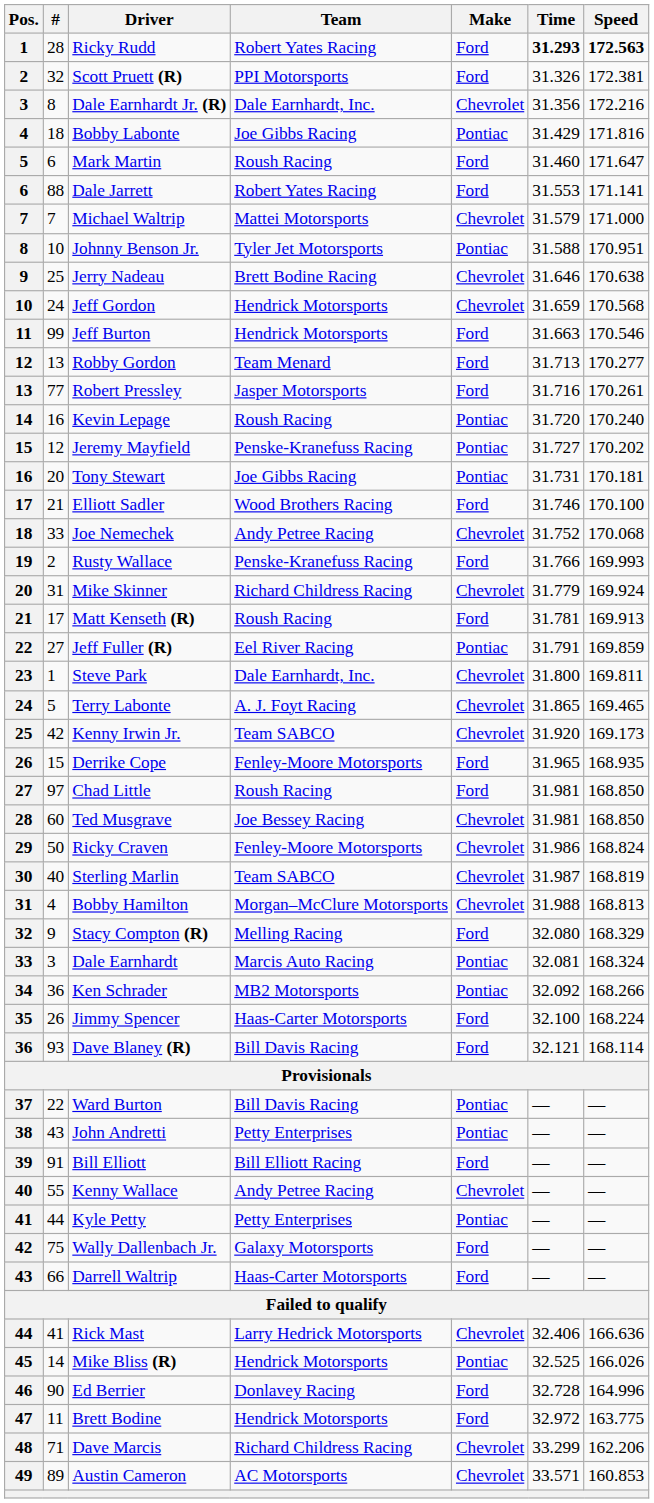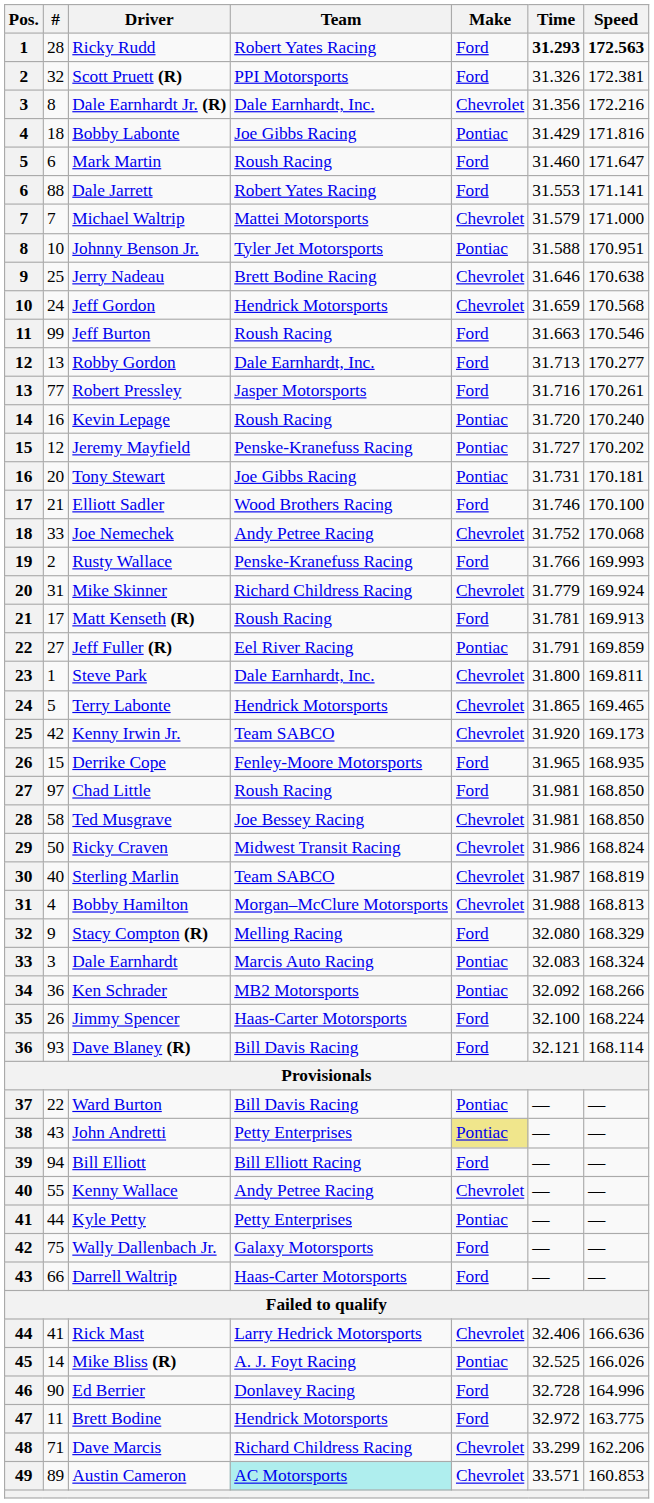(311, 333) Hendrick Motorsports -> (283, 333) Roush Racing
(282, 361) Team Menard -> (304, 361) Dale Earnhardt, Inc.
(295, 704) A. J. Foyt Racing -> (311, 704) Hendrick Motorsports
(56, 818) 60 -> (56, 818) 58
(328, 847) Fenley-Moore Motorsports -> (317, 847) Midwest Transit Racing
(556, 961) 32.081 -> (556, 961) 32.083
(482, 1133) no background -> (482, 1133) khaki background
(56, 1161) 91 -> (56, 1161) 94
(311, 1361) Hendrick Motorsports -> (295, 1361) A. J. Foyt Racing
(291, 1476) no background -> (291, 1476) paleturquoise background
